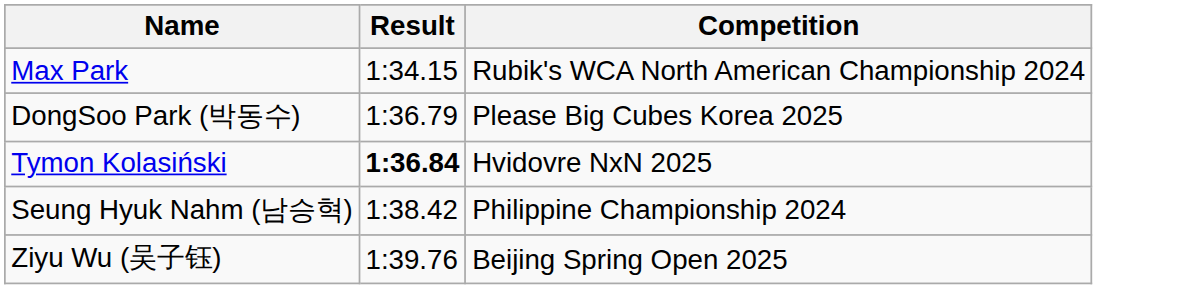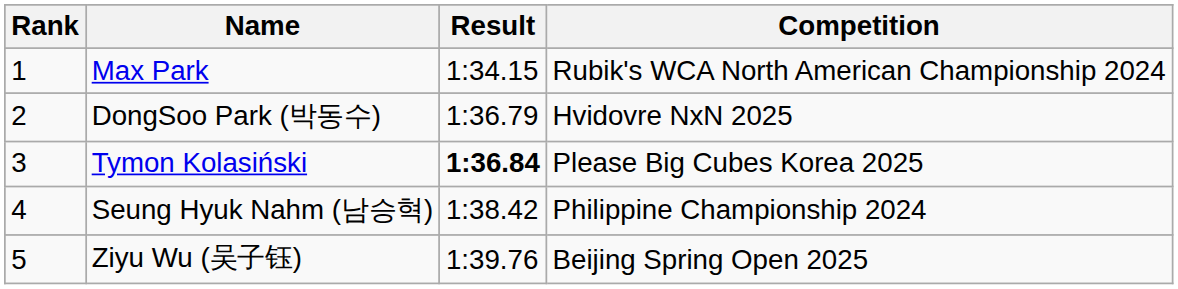+ column: (45, 26)
(658, 116) Please Big Cubes Korea 2025 -> (673, 116) Hvidovre NxN 2025
(592, 163) Hvidovre NxN 2025 -> (738, 163) Please Big Cubes Korea 2025
